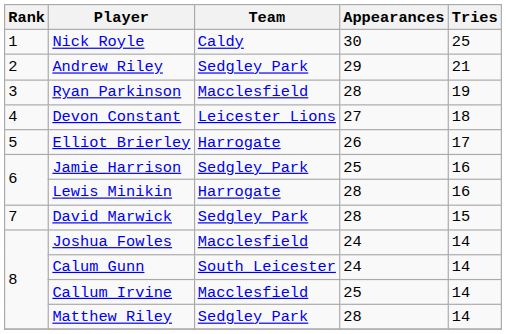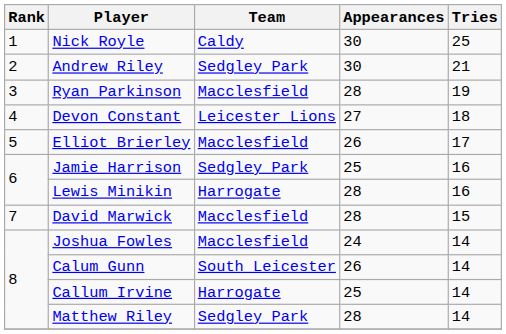(352, 67) 29 -> (352, 67) 30
(239, 142) Harrogate -> (253, 142) Macclesfield
(253, 217) Sedgley Park -> (253, 217) Macclesfield
(352, 267) 24 -> (352, 267) 26
(253, 292) Macclesfield -> (239, 292) Harrogate
